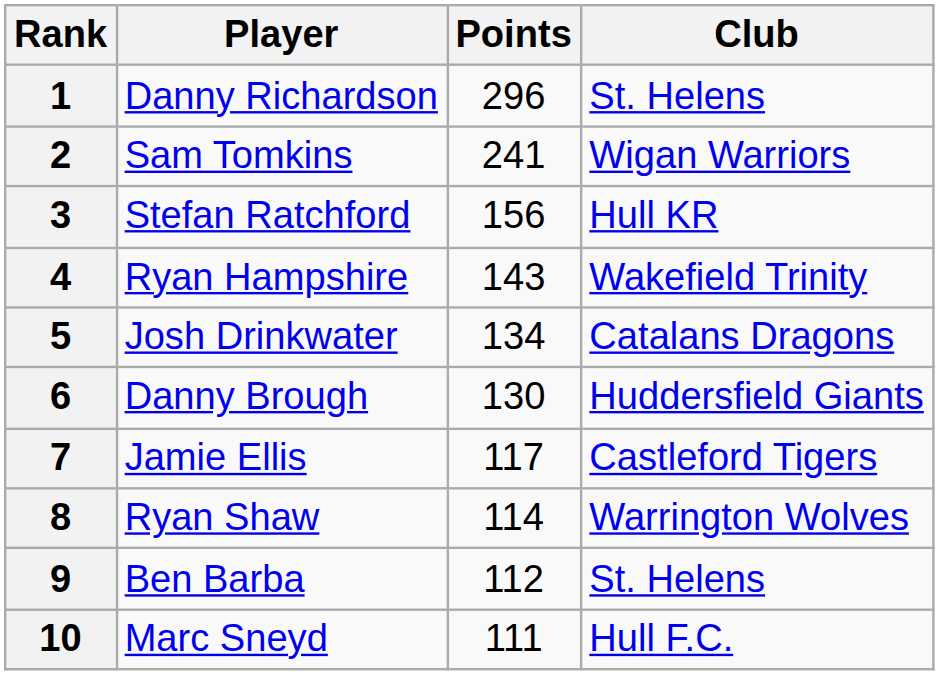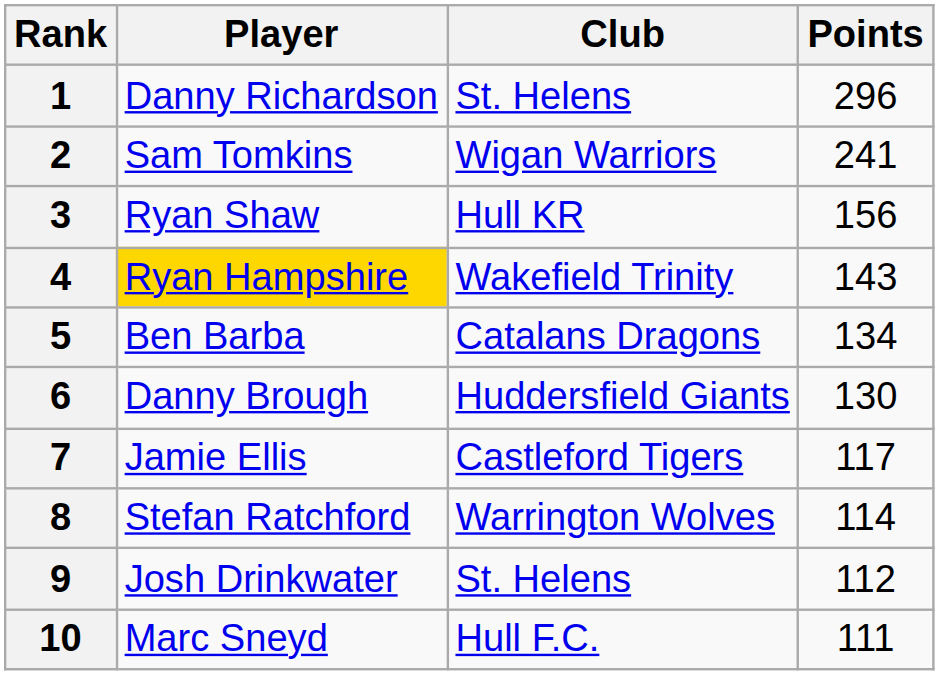columns swapped: (757, 34) <-> (514, 34)
(268, 215) Stefan Ratchford -> (222, 215) Ryan Shaw
(266, 276) no background -> (266, 276) gold background
(261, 336) Josh Drinkwater -> (215, 336) Ben Barba
(222, 517) Ryan Shaw -> (268, 517) Stefan Ratchford
(215, 578) Ben Barba -> (261, 578) Josh Drinkwater
